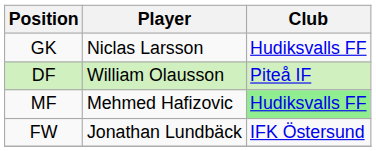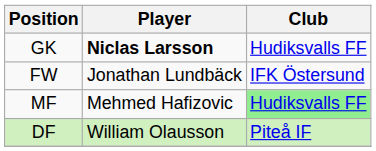(145, 47) normal -> (150, 47) bold
rows swapped: (44, 75) <-> (44, 132)
